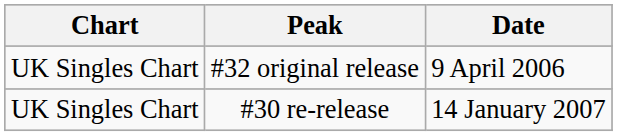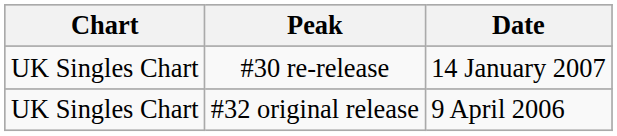rows swapped: (315, 67) <-> (315, 109)
